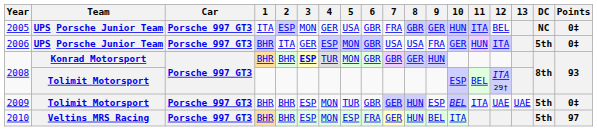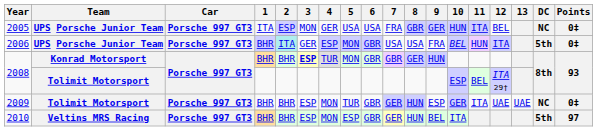(372, 28) GBR -> (372, 28) USA
(287, 43) no background -> (287, 43) paleturquoise background
(458, 43) GER -> (458, 43) BEL
(458, 102) BEL -> (458, 102) GER
(544, 102) 5th -> (544, 102) NC
(372, 118) FRA -> (372, 118) GBR
